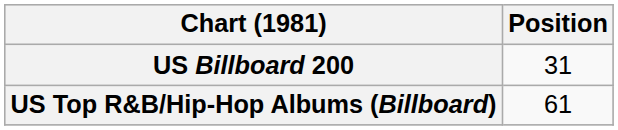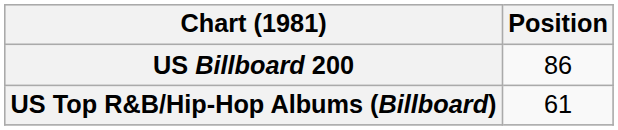(558, 64) 31 -> (558, 64) 86
